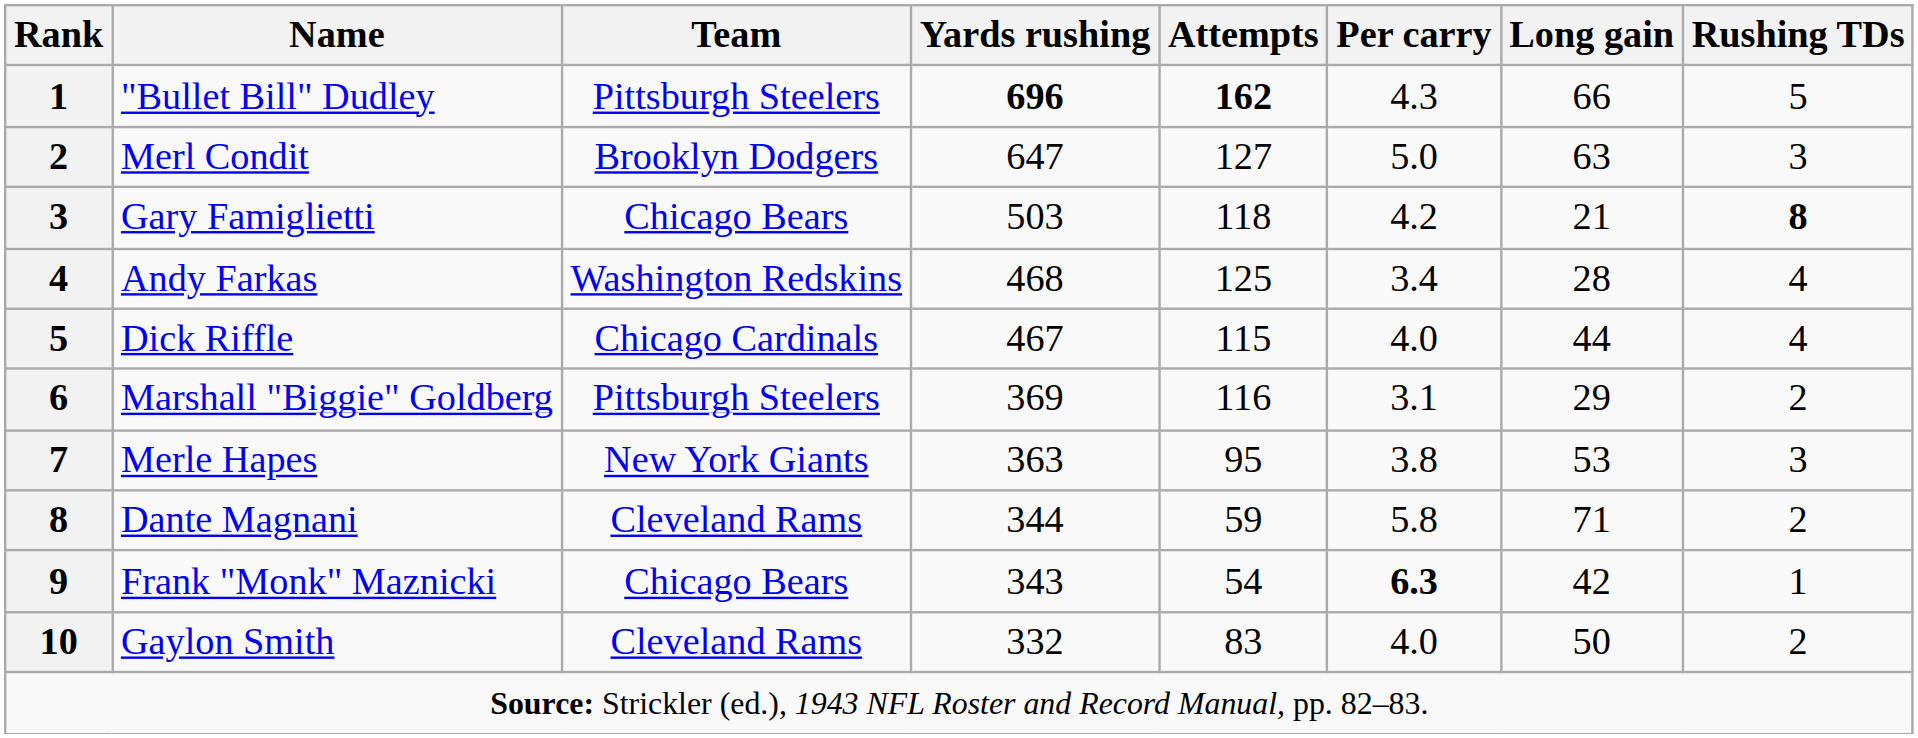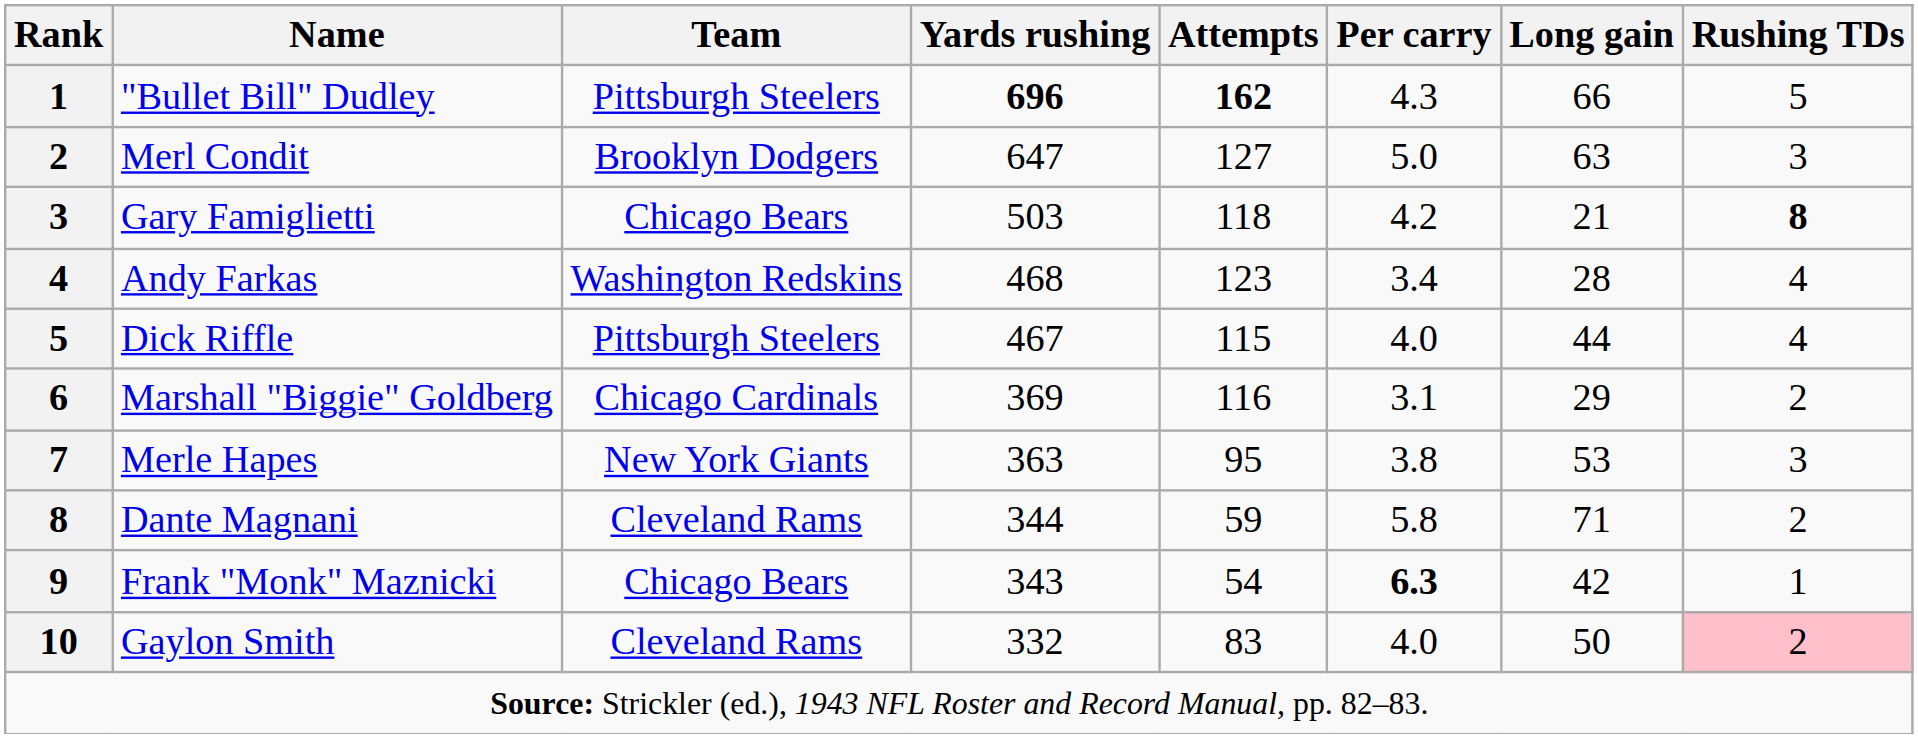(1243, 277) 125 -> (1243, 277) 123
(736, 338) Chicago Cardinals -> (736, 338) Pittsburgh Steelers
(736, 398) Pittsburgh Steelers -> (736, 398) Chicago Cardinals
(1798, 641) no background -> (1798, 641) pink background
